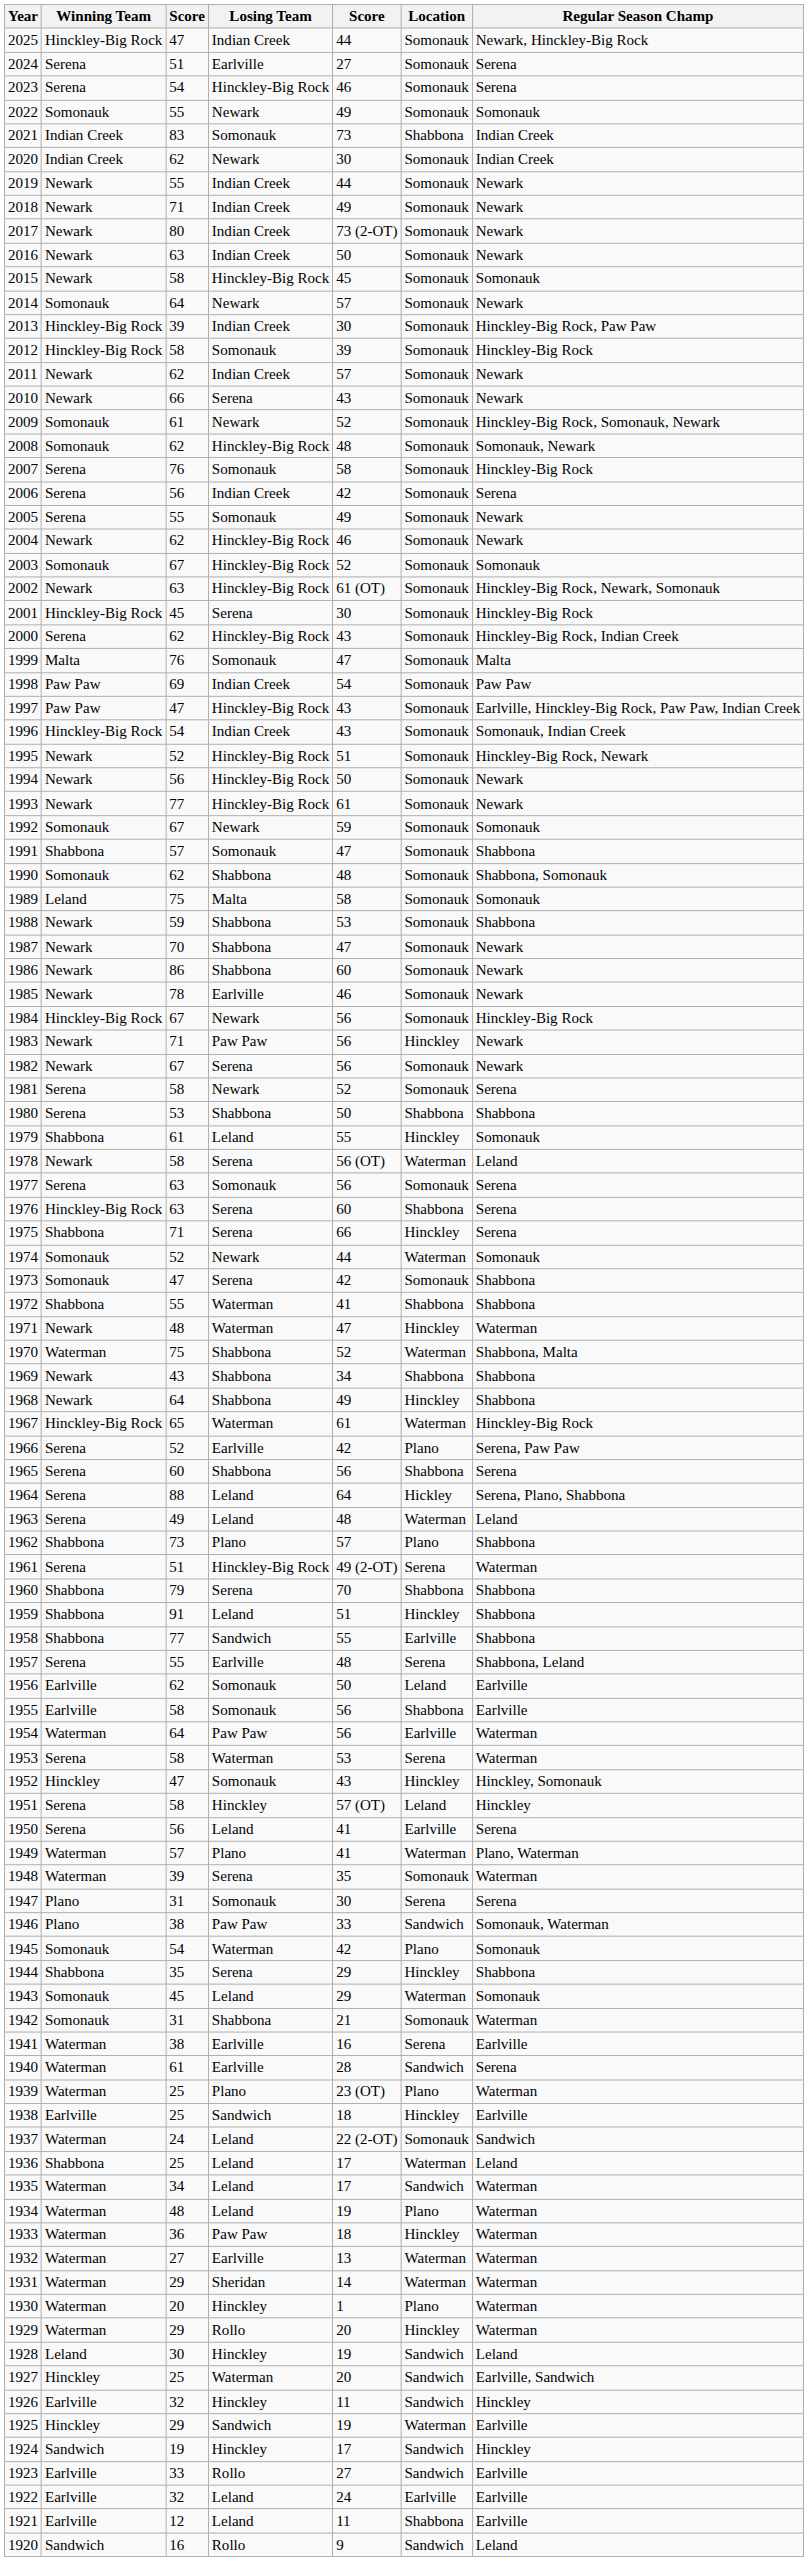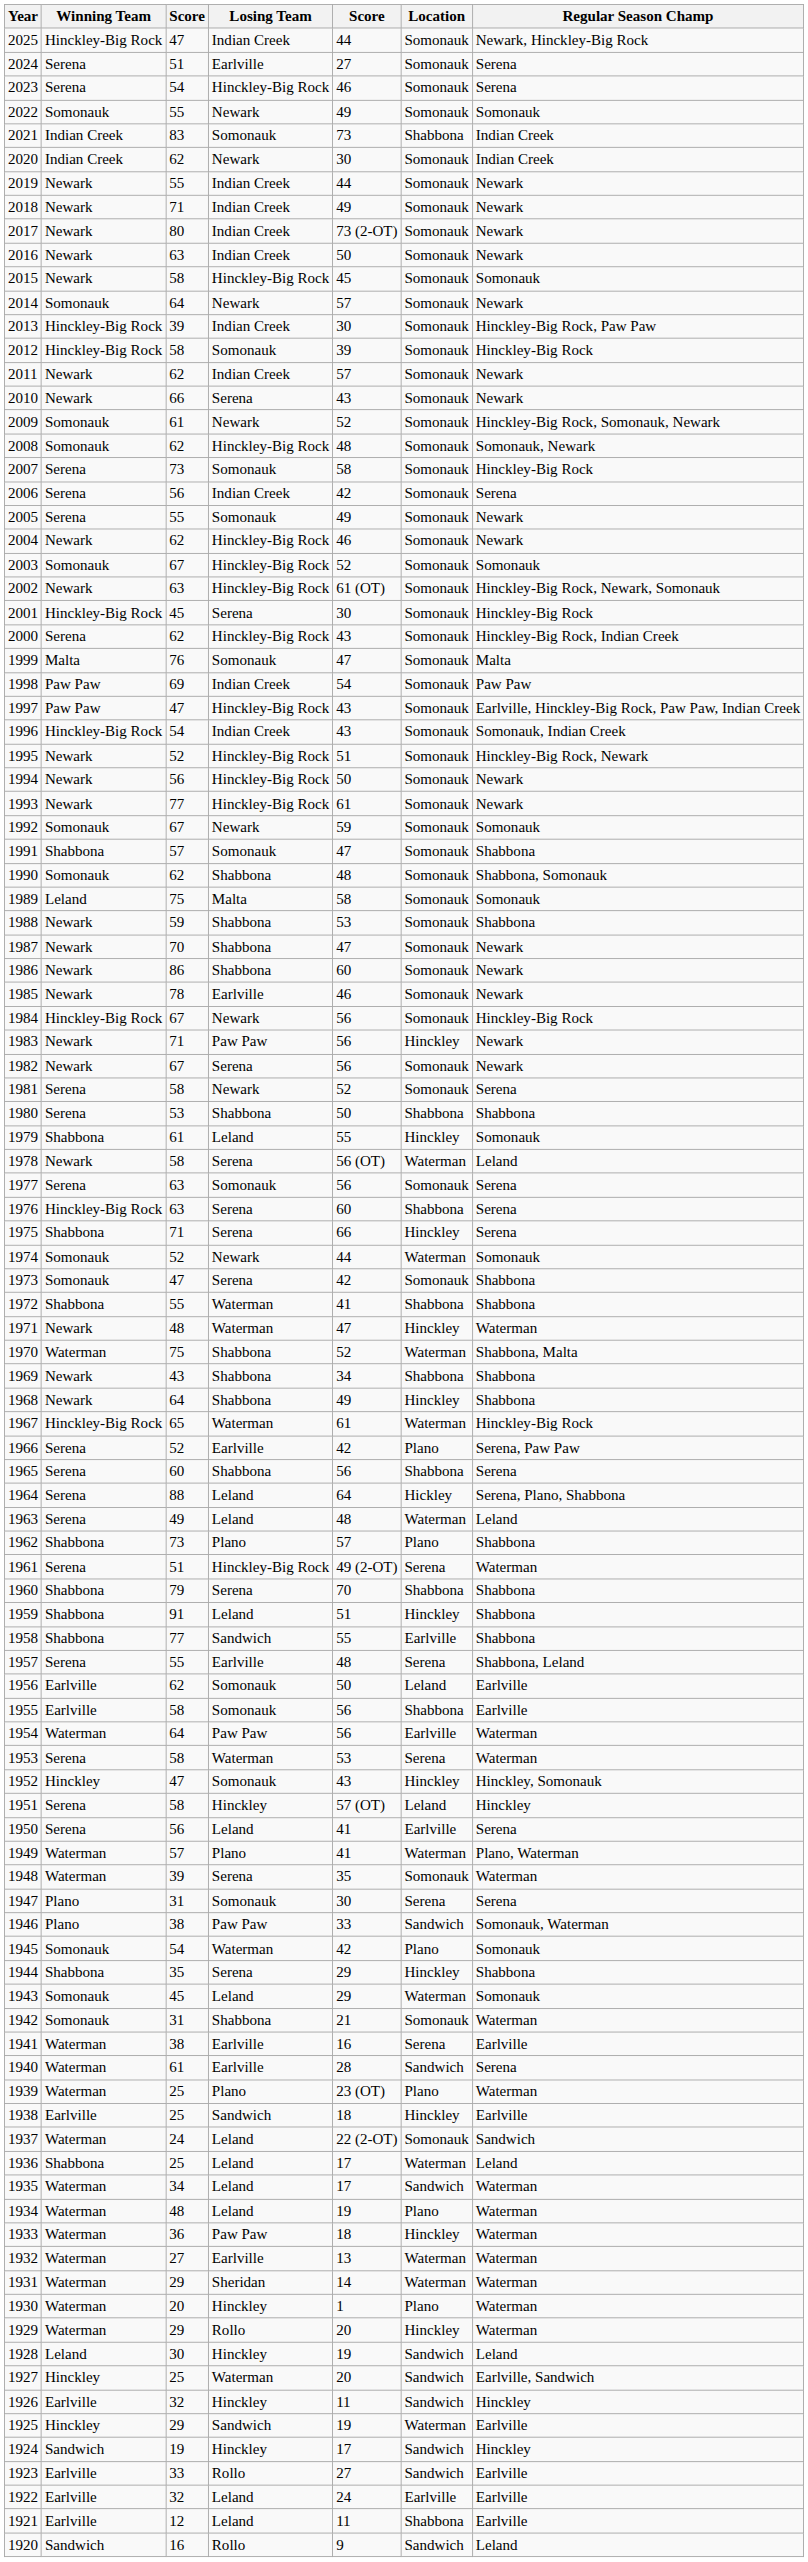(177, 469) 76 -> (177, 469) 73
